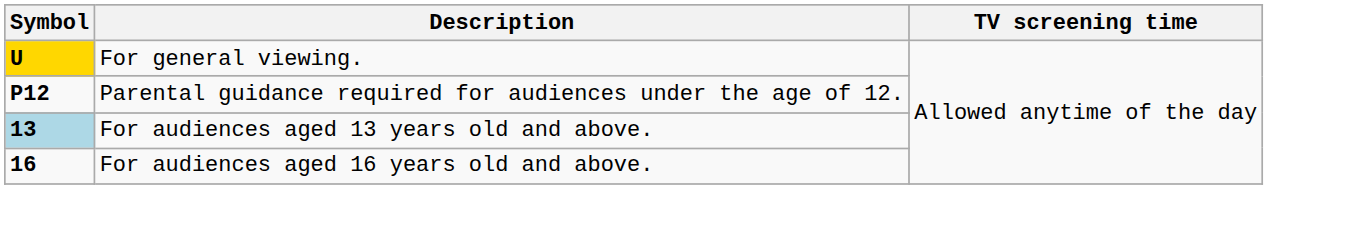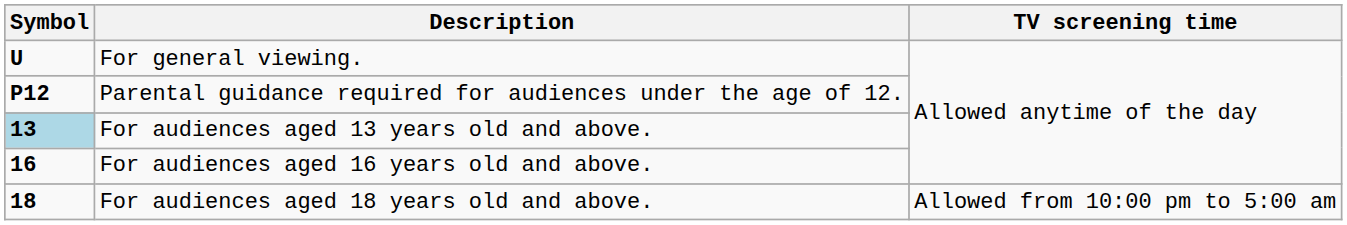(17, 59) gold background -> (17, 59) no background
+ row: (377, 202)
